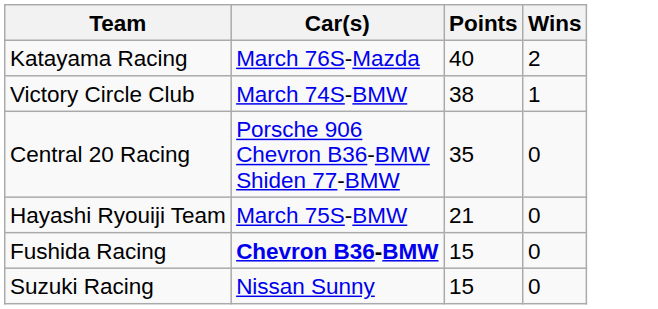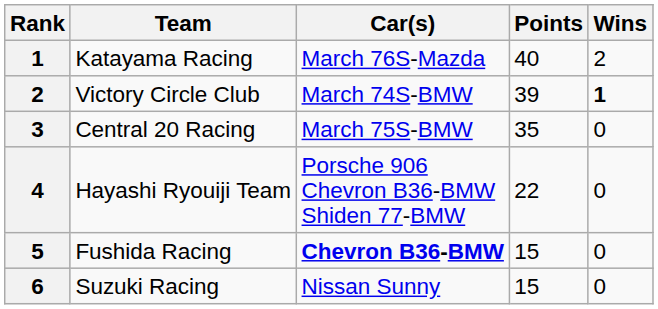+ column: (37, 23)
(461, 94) 38 -> (527, 94) 39
(534, 94) normal -> (600, 94) bold
(333, 155) Porsche 906 Chevron B36-BMW Shiden 77-BMW -> (387, 130) March 75S-BMW
(322, 216) March 75S-BMW -> (398, 190) Porsche 906 Chevron B36-BMW Shiden 77-BMW
(461, 216) 21 -> (527, 190) 22
